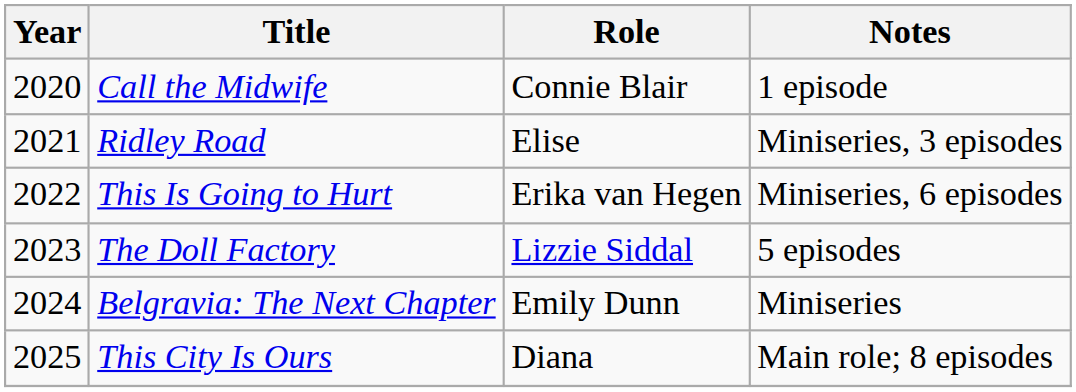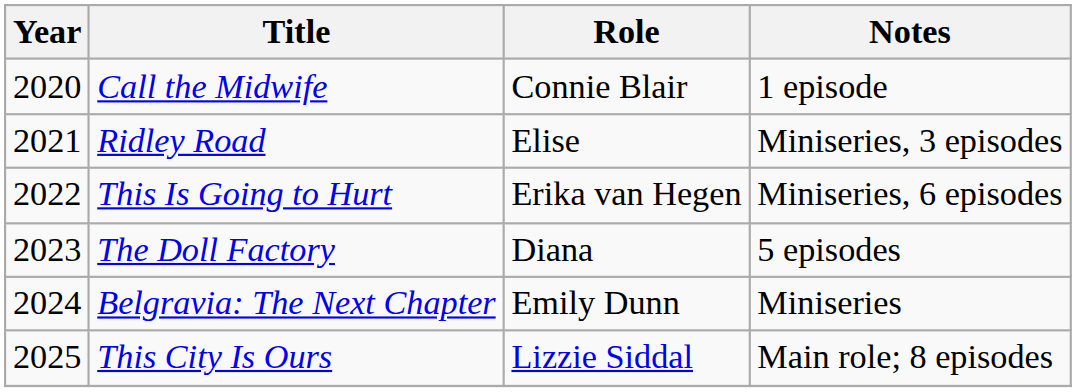(602, 248) Lizzie Siddal -> (552, 248) Diana
(552, 357) Diana -> (602, 357) Lizzie Siddal
